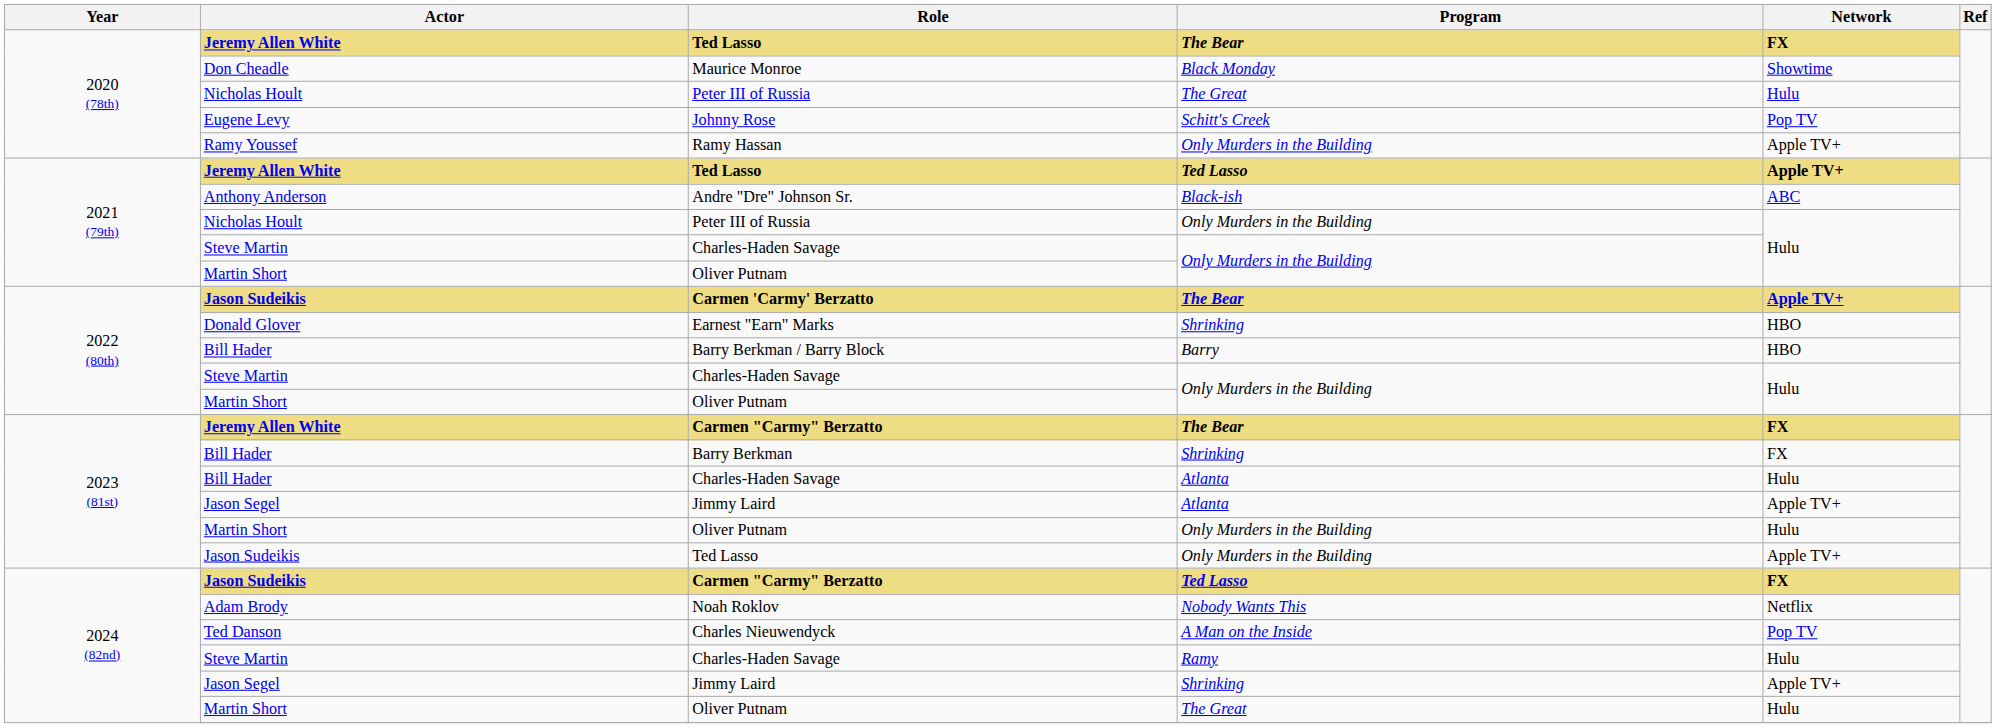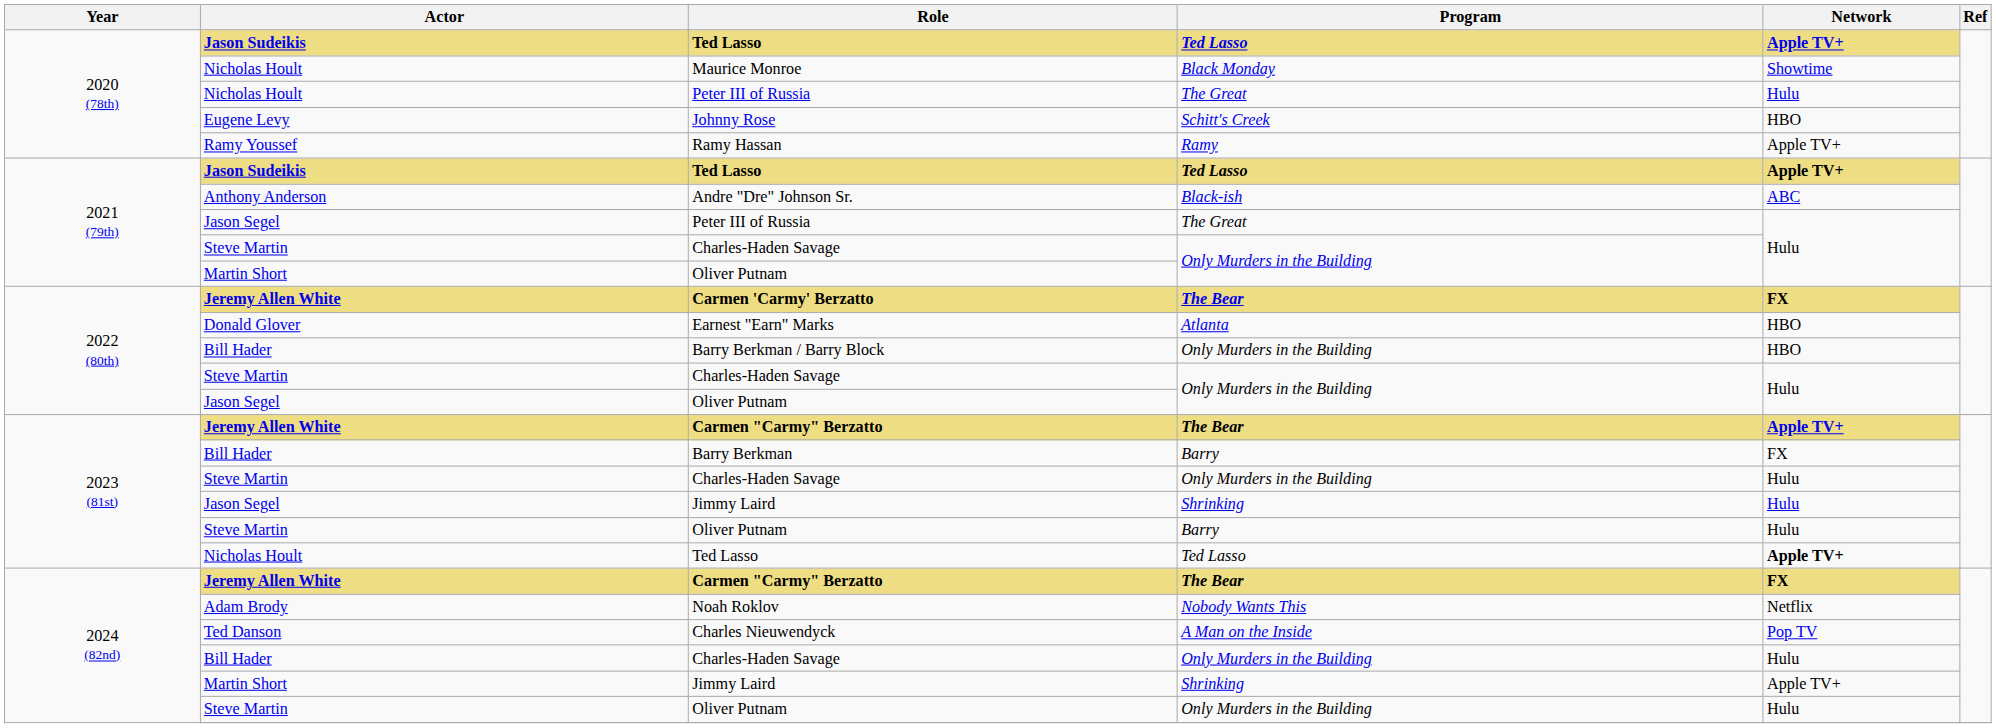(272, 42) Jeremy Allen White -> (255, 42) Jason Sudeikis
(1212, 42) The Bear -> (1214, 42) Ted Lasso
(1778, 42) FX -> (1805, 42) Apple TV+
(246, 68) Don Cheadle -> (253, 68) Nicholas Hoult
(1792, 119) Pop TV -> (1784, 119) HBO
(1276, 145) Only Murders in the Building -> (1200, 145) Ramy
(272, 171) Jeremy Allen White -> (255, 171) Jason Sudeikis
(253, 222) Nicholas Hoult -> (242, 222) Jason Segel
(1276, 222) Only Murders in the Building -> (1214, 222) The Great
(255, 299) Jason Sudeikis -> (272, 299) Jeremy Allen White
(1805, 299) Apple TV+ -> (1778, 299) FX
(1213, 324) Shrinking -> (1205, 324) Atlanta
(1200, 350) Barry -> (1276, 350) Only Murders in the Building
(245, 401) Martin Short -> (242, 401) Jason Segel
(1778, 427) FX -> (1805, 427) Apple TV+
(1213, 453) Shrinking -> (1200, 453) Barry
(238, 478) Bill Hader -> (246, 478) Steve Martin
(1205, 478) Atlanta -> (1276, 478) Only Murders in the Building
(1205, 504) Atlanta -> (1213, 504) Shrinking
(1804, 504) Apple TV+ -> (1783, 504) Hulu
(245, 529) Martin Short -> (246, 529) Steve Martin
(1276, 529) Only Murders in the Building -> (1200, 529) Barry
(252, 555) Jason Sudeikis -> (253, 555) Nicholas Hoult
(1276, 555) Only Murders in the Building -> (1213, 555) Ted Lasso
(1804, 555) normal -> (1805, 555) bold
(255, 581) Jason Sudeikis -> (272, 581) Jeremy Allen White
(1214, 581) Ted Lasso -> (1212, 581) The Bear
(246, 658) Steve Martin -> (238, 658) Bill Hader
(1200, 658) Ramy -> (1276, 658) Only Murders in the Building
(242, 683) Jason Segel -> (245, 683) Martin Short
(245, 709) Martin Short -> (246, 709) Steve Martin
(1214, 709) The Great -> (1276, 709) Only Murders in the Building
